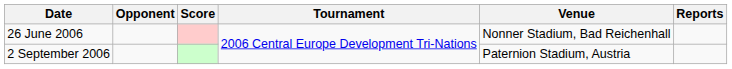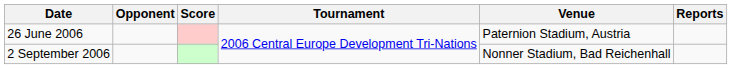(577, 34) Nonner Stadium, Bad Reichenhall -> (556, 34) Paternion Stadium, Austria
(556, 53) Paternion Stadium, Austria -> (577, 53) Nonner Stadium, Bad Reichenhall
